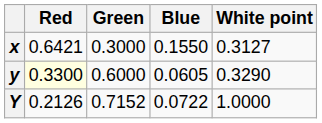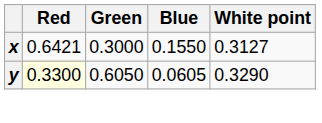(118, 74) 0.6000 -> (116, 74) 0.6050
- row: (15, 103)
